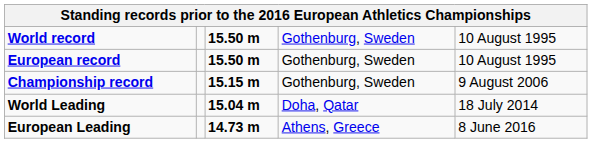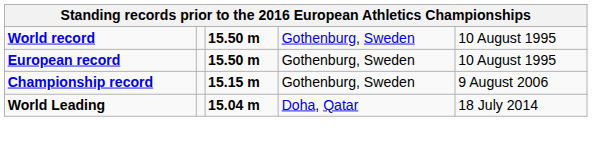- row: (69, 127)
